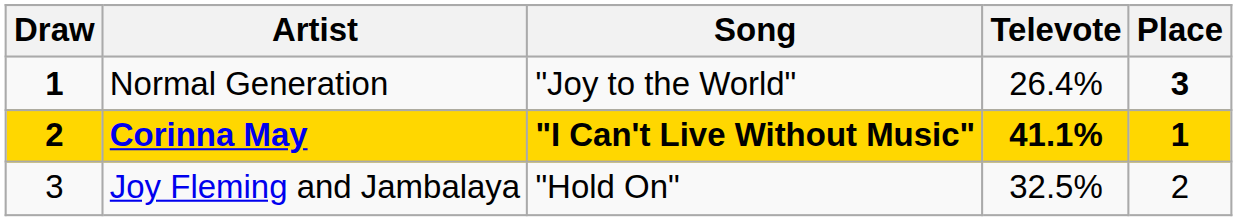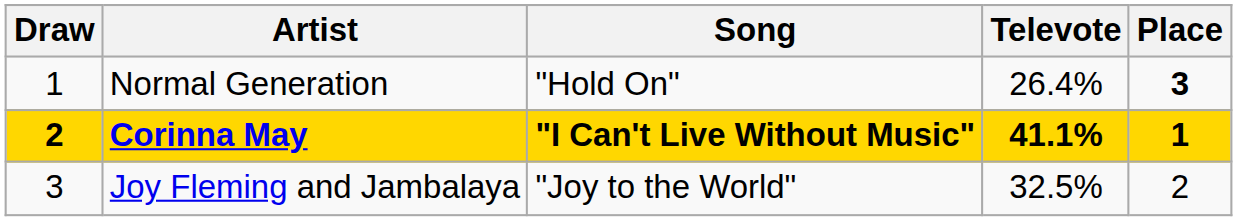(54, 82) bold -> (54, 82) normal
(666, 82) "Joy to the World" -> (608, 82) "Hold On"
(608, 187) "Hold On" -> (666, 187) "Joy to the World"
